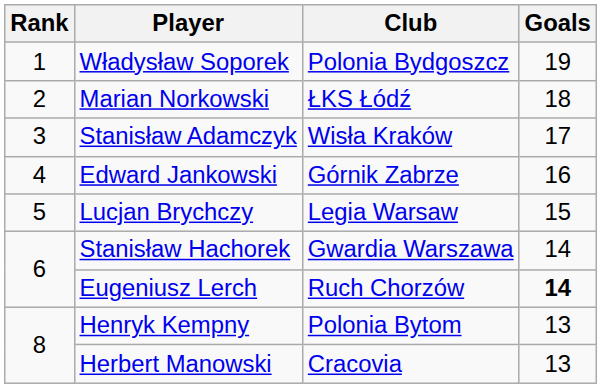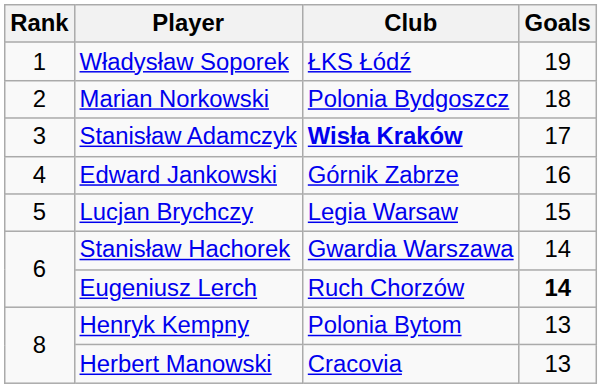(409, 61) Polonia Bydgoszcz -> (360, 61) ŁKS Łódź
(360, 99) ŁKS Łódź -> (409, 99) Polonia Bydgoszcz
(380, 136) normal -> (385, 136) bold
